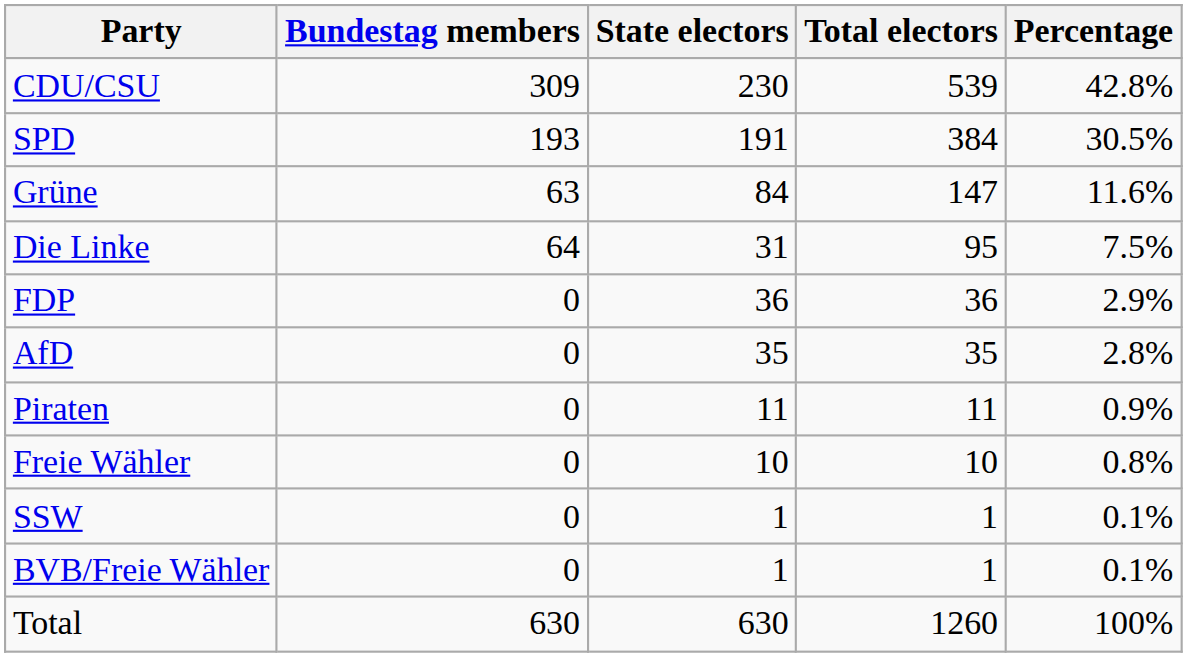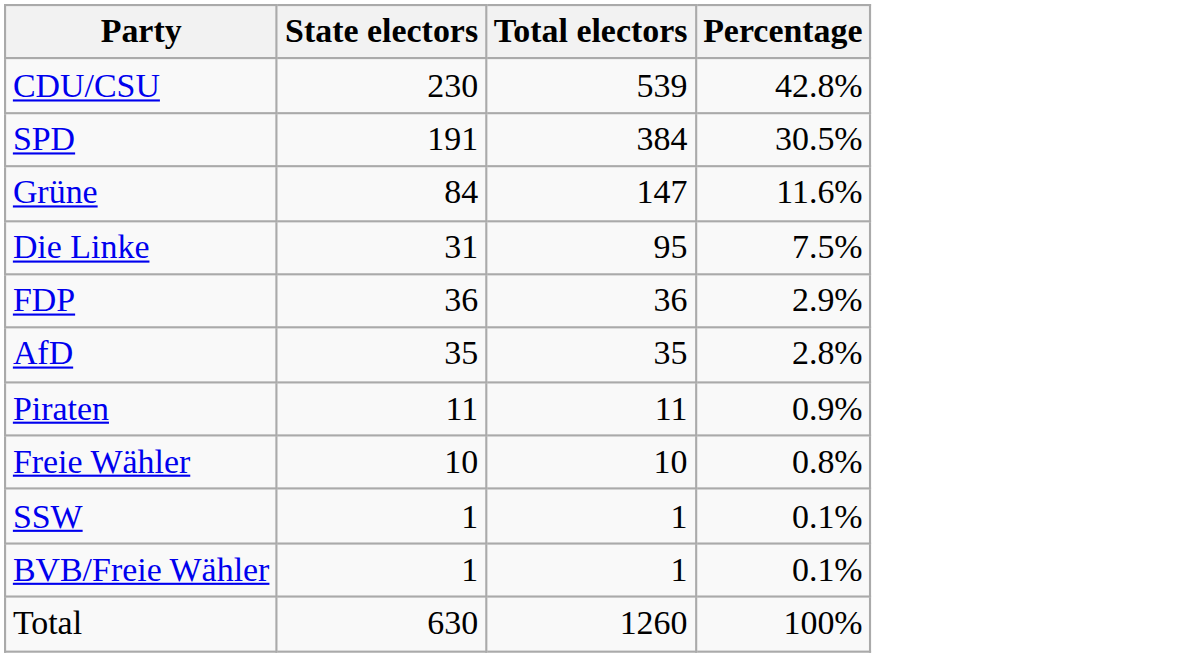- column: (433, 31)
